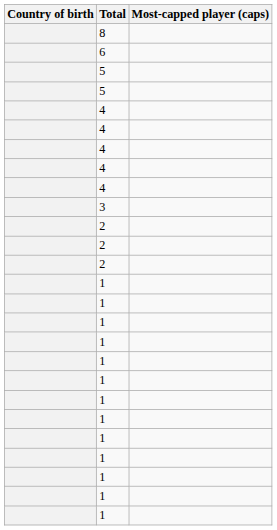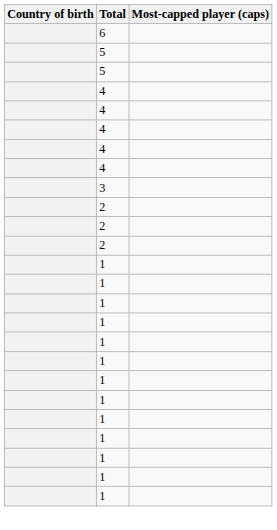- row: (50, 33)
